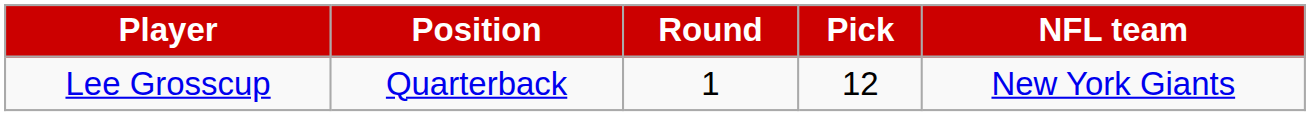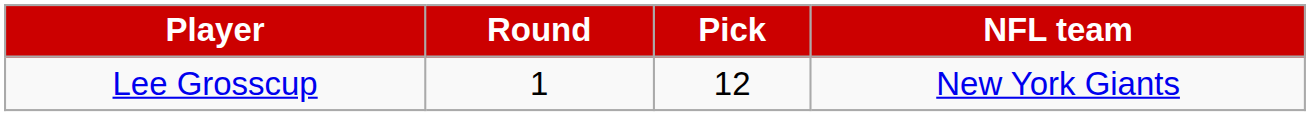- column: (477, 30)
